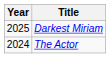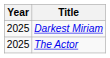(18, 45) 2024 -> (18, 45) 2025
